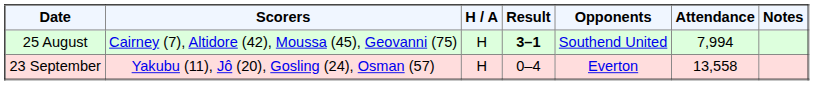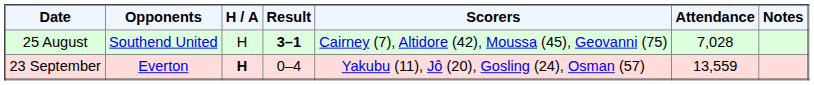columns swapped: (613, 17) <-> (283, 17)
(715, 42) 7,994 -> (715, 42) 7,028
(482, 66) normal -> (242, 66) bold
(715, 66) 13,558 -> (715, 66) 13,559
